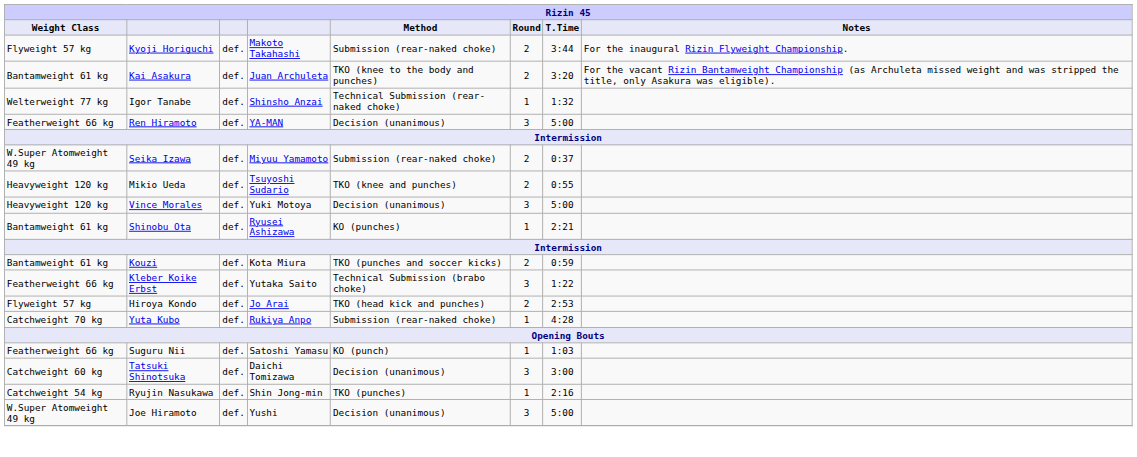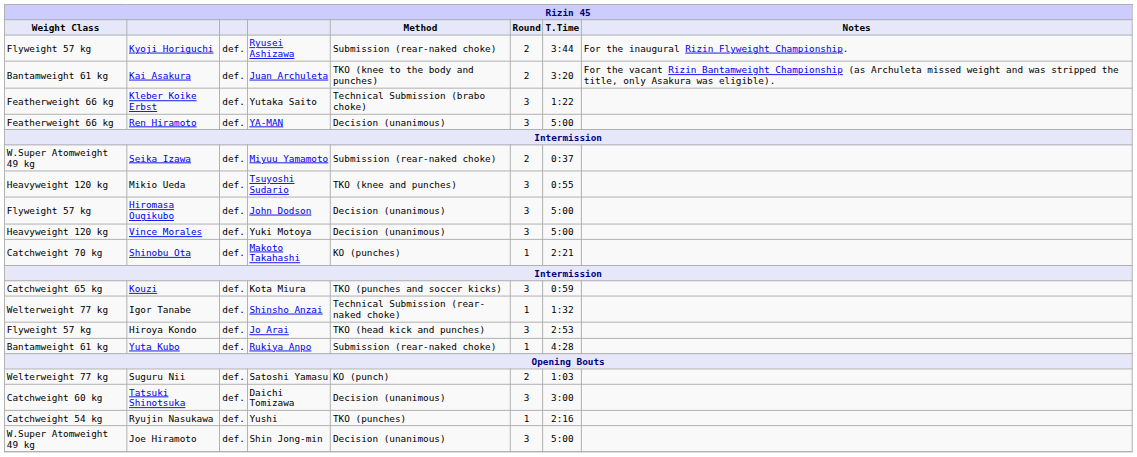(275, 49) Makoto Takahashi -> (272, 49) Ryusei Ashizawa
rows swapped: (163, 283) <-> (160, 101)
(527, 185) 2 -> (527, 185) 3
+ row: (152, 211)
(57, 226) Bantamweight 61 kg -> (55, 253) Catchweight 70 kg
(272, 226) Ryusei Ashizawa -> (275, 253) Makoto Takahashi
(57, 263) Bantamweight 61 kg -> (55, 289) Catchweight 65 kg
(527, 263) 2 -> (527, 289) 3
(527, 304) 2 -> (527, 331) 3
(55, 320) Catchweight 70 kg -> (57, 346) Bantamweight 61 kg
(60, 351) Featherweight 66 kg -> (57, 377) Welterweight 77 kg
(527, 351) 1 -> (527, 377) 2
(286, 392) Shin Jong-min -> (263, 419) Yushi
(263, 413) Yushi -> (286, 439) Shin Jong-min
